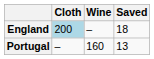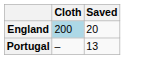- column: (99, 12)
(122, 29) 18 -> (92, 29) 20
